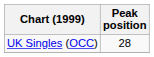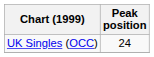(125, 43) 28 -> (125, 43) 24
